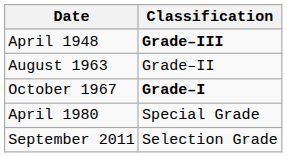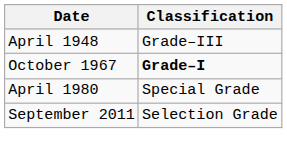(183, 41) bold -> (183, 41) normal
- row: (58, 66)
